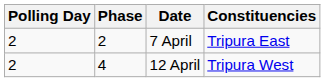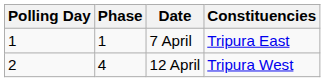(12, 40) 2 -> (12, 40) 1
(102, 40) 2 -> (102, 40) 1
